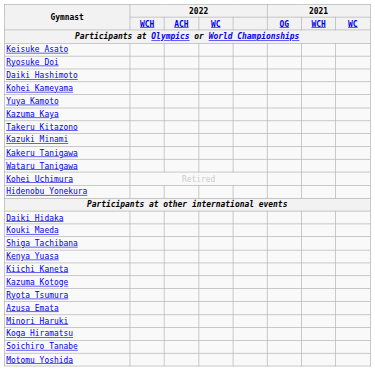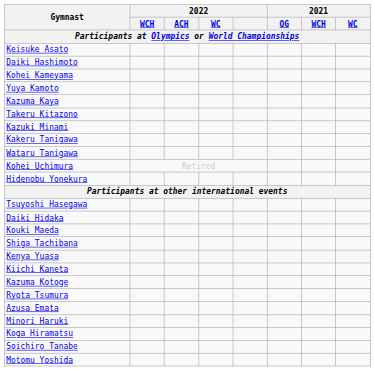- row: (32, 62)
+ row: (47, 205)
